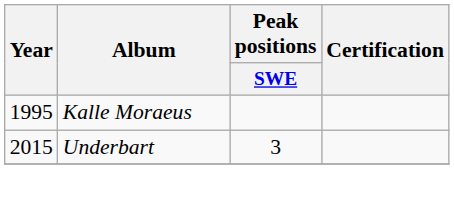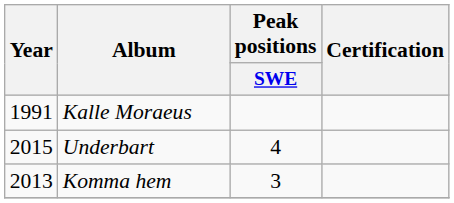(31, 112) 1995 -> (31, 112) 1991
(276, 146) 3 -> (276, 146) 4
+ row: (117, 180)
